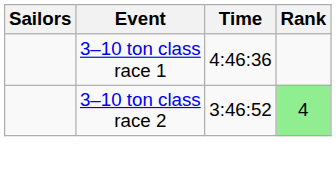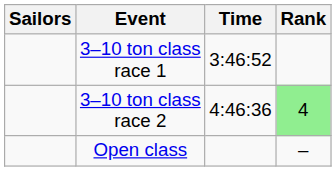(241, 59) 4:46:36 -> (241, 59) 3:46:52
(241, 110) 3:46:52 -> (241, 110) 4:46:36
+ row: (140, 150)
